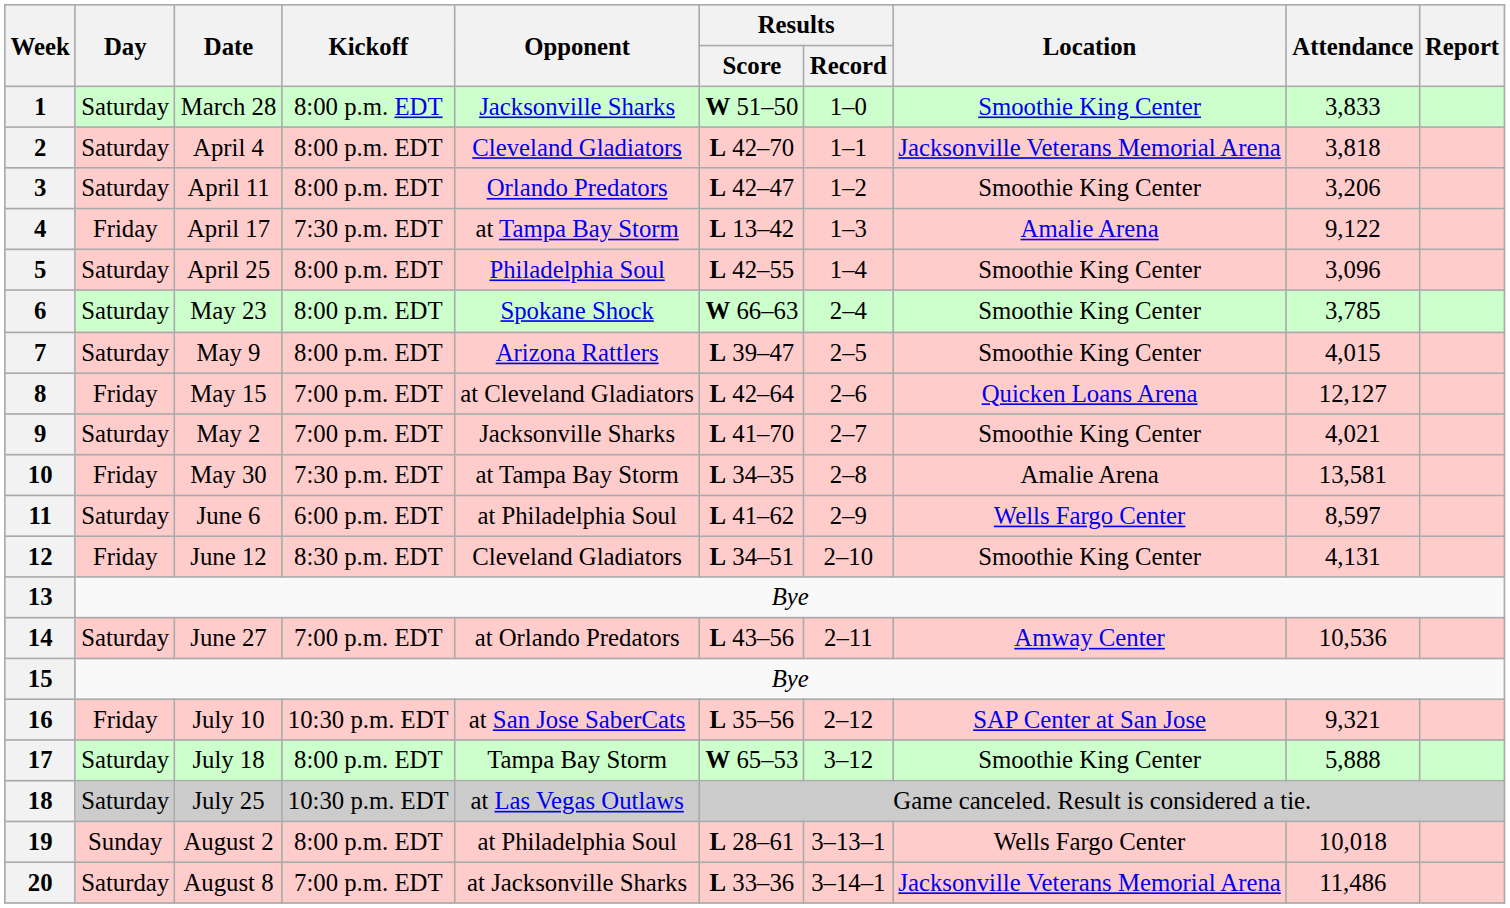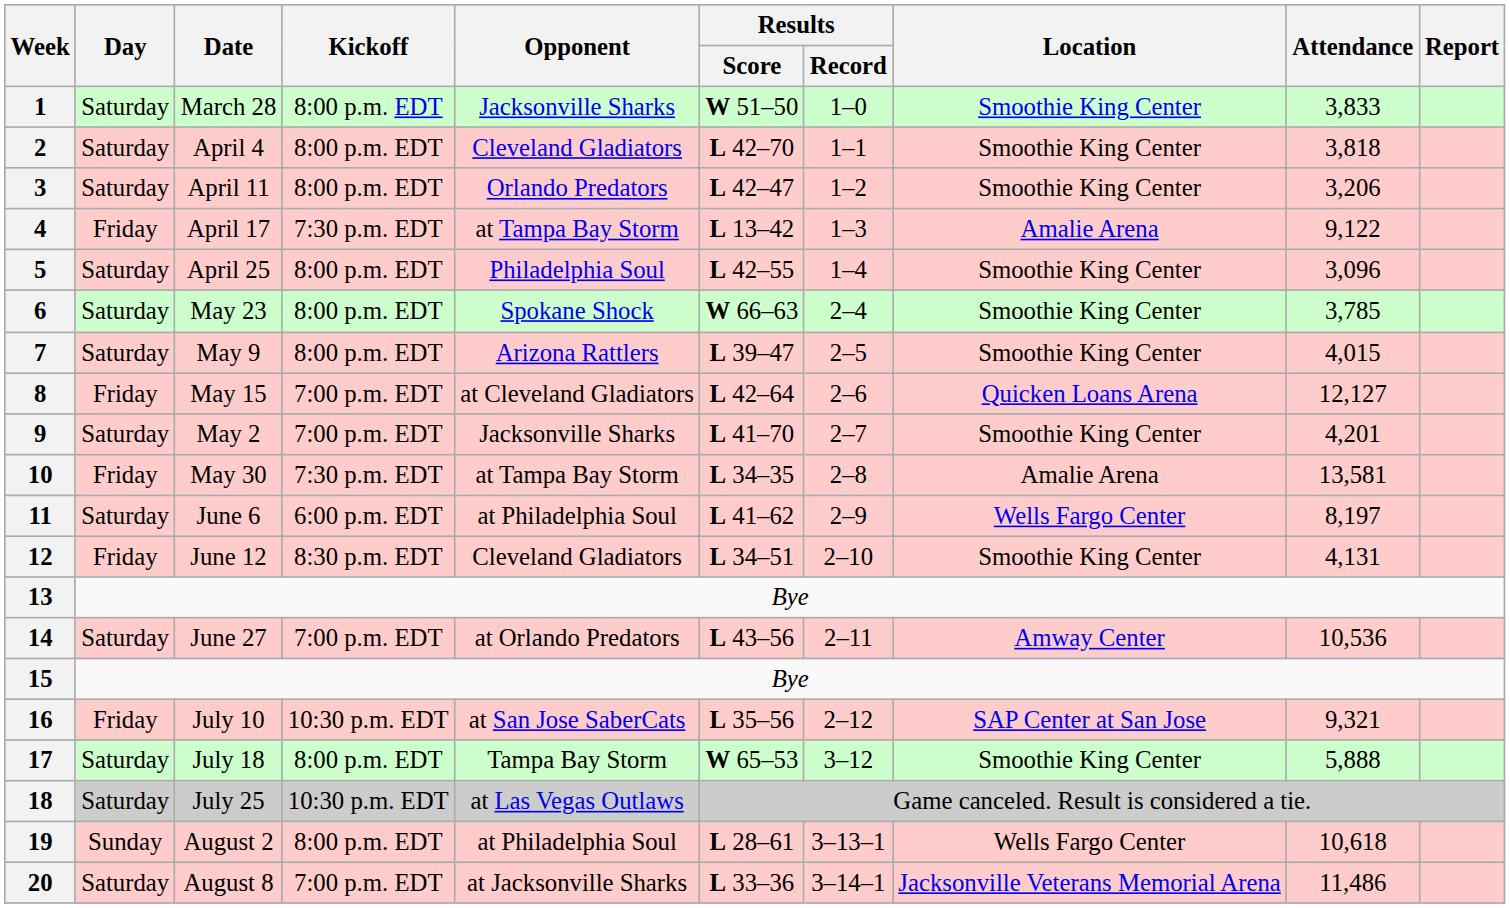(1090, 147) Jacksonville Veterans Memorial Arena -> (1090, 147) Smoothie King Center
(1353, 433) 4,021 -> (1353, 433) 4,201
(1353, 515) 8,597 -> (1353, 515) 8,197
(1353, 842) 10,018 -> (1353, 842) 10,618
